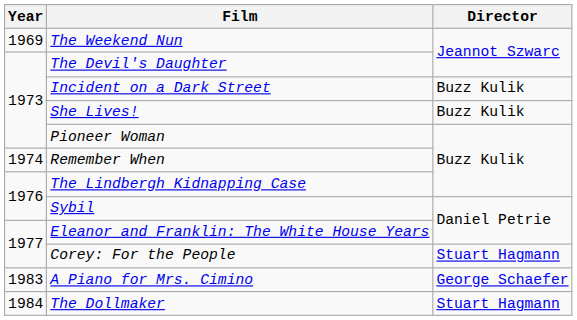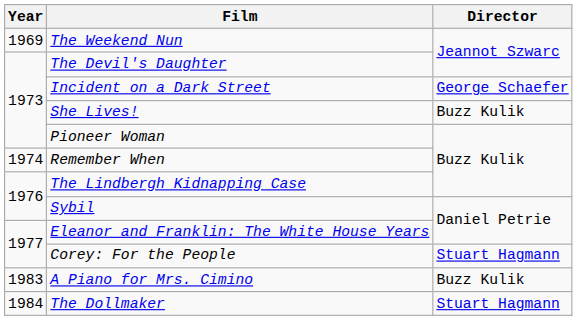(480, 88) Buzz Kulik -> (503, 88) George Schaefer
(503, 280) George Schaefer -> (480, 280) Buzz Kulik
